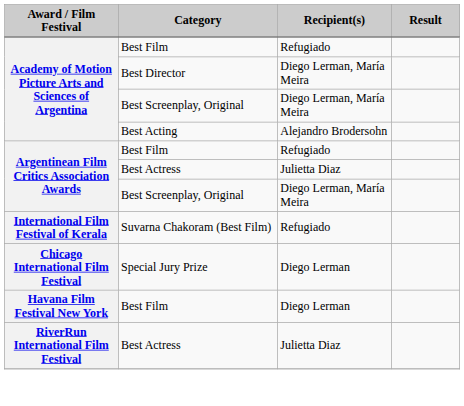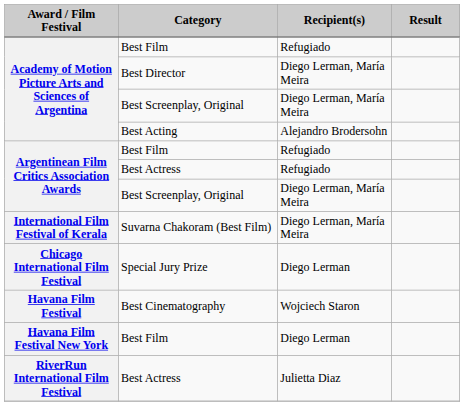(310, 169) Julietta Diaz -> (305, 169) Refugiado
(305, 227) Refugiado -> (332, 227) Diego Lerman, María Meira
+ row: (61, 306)
